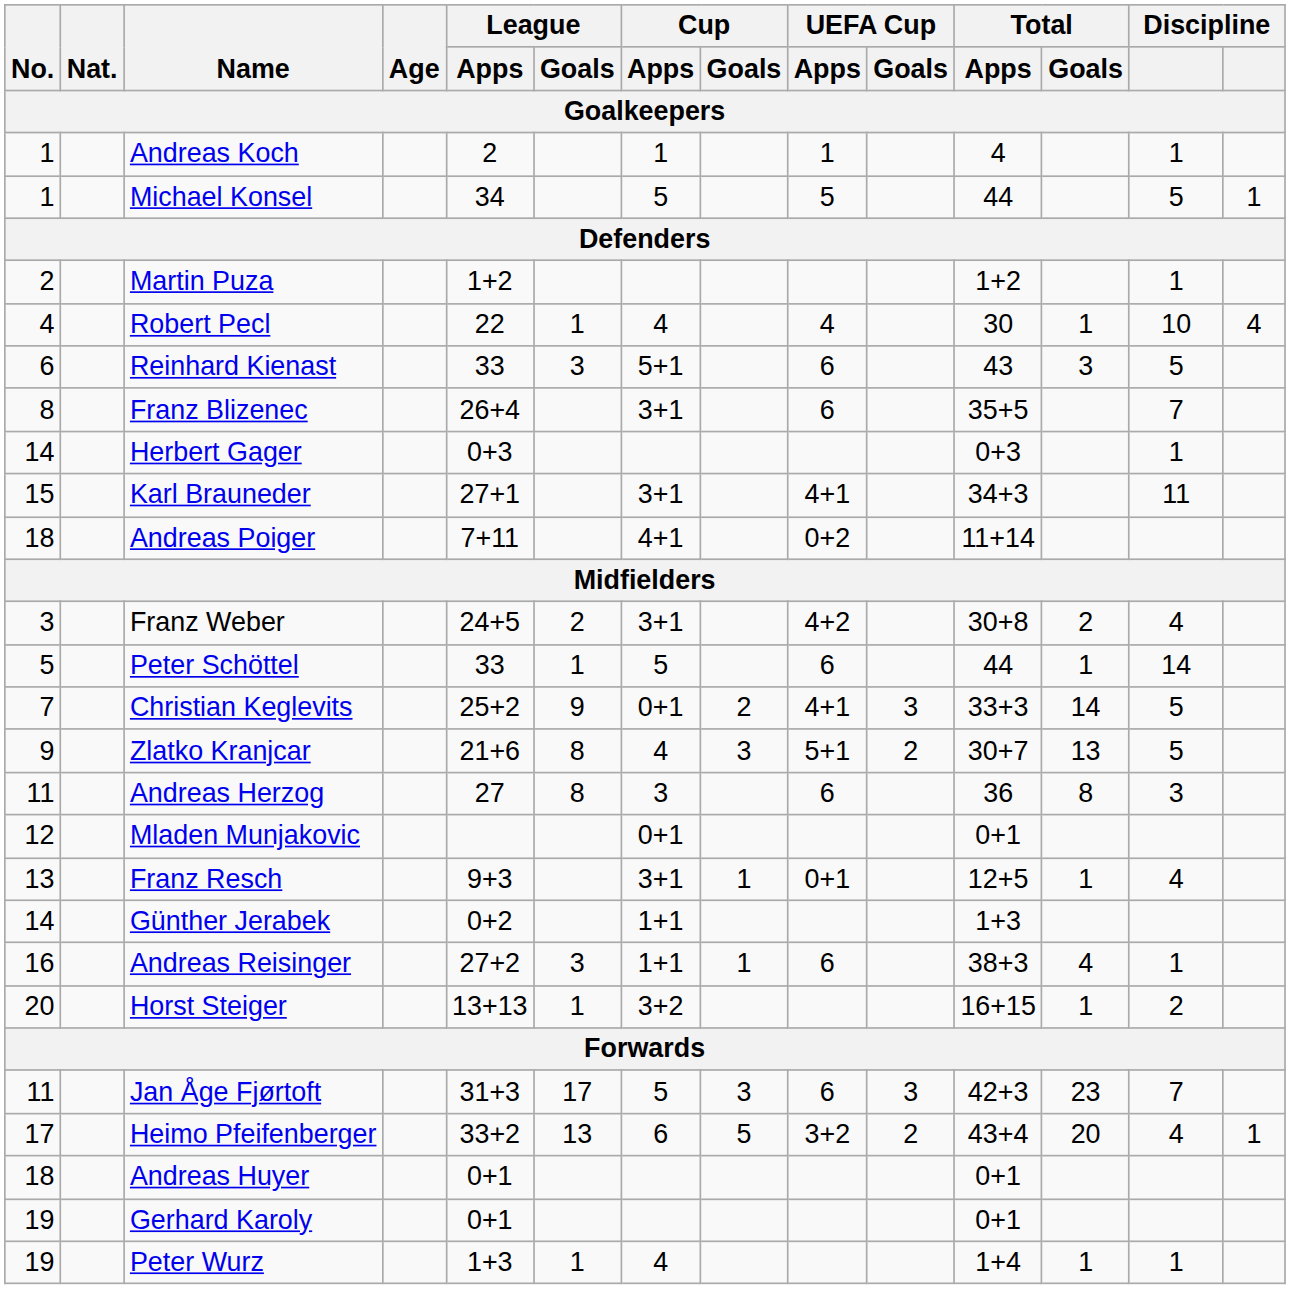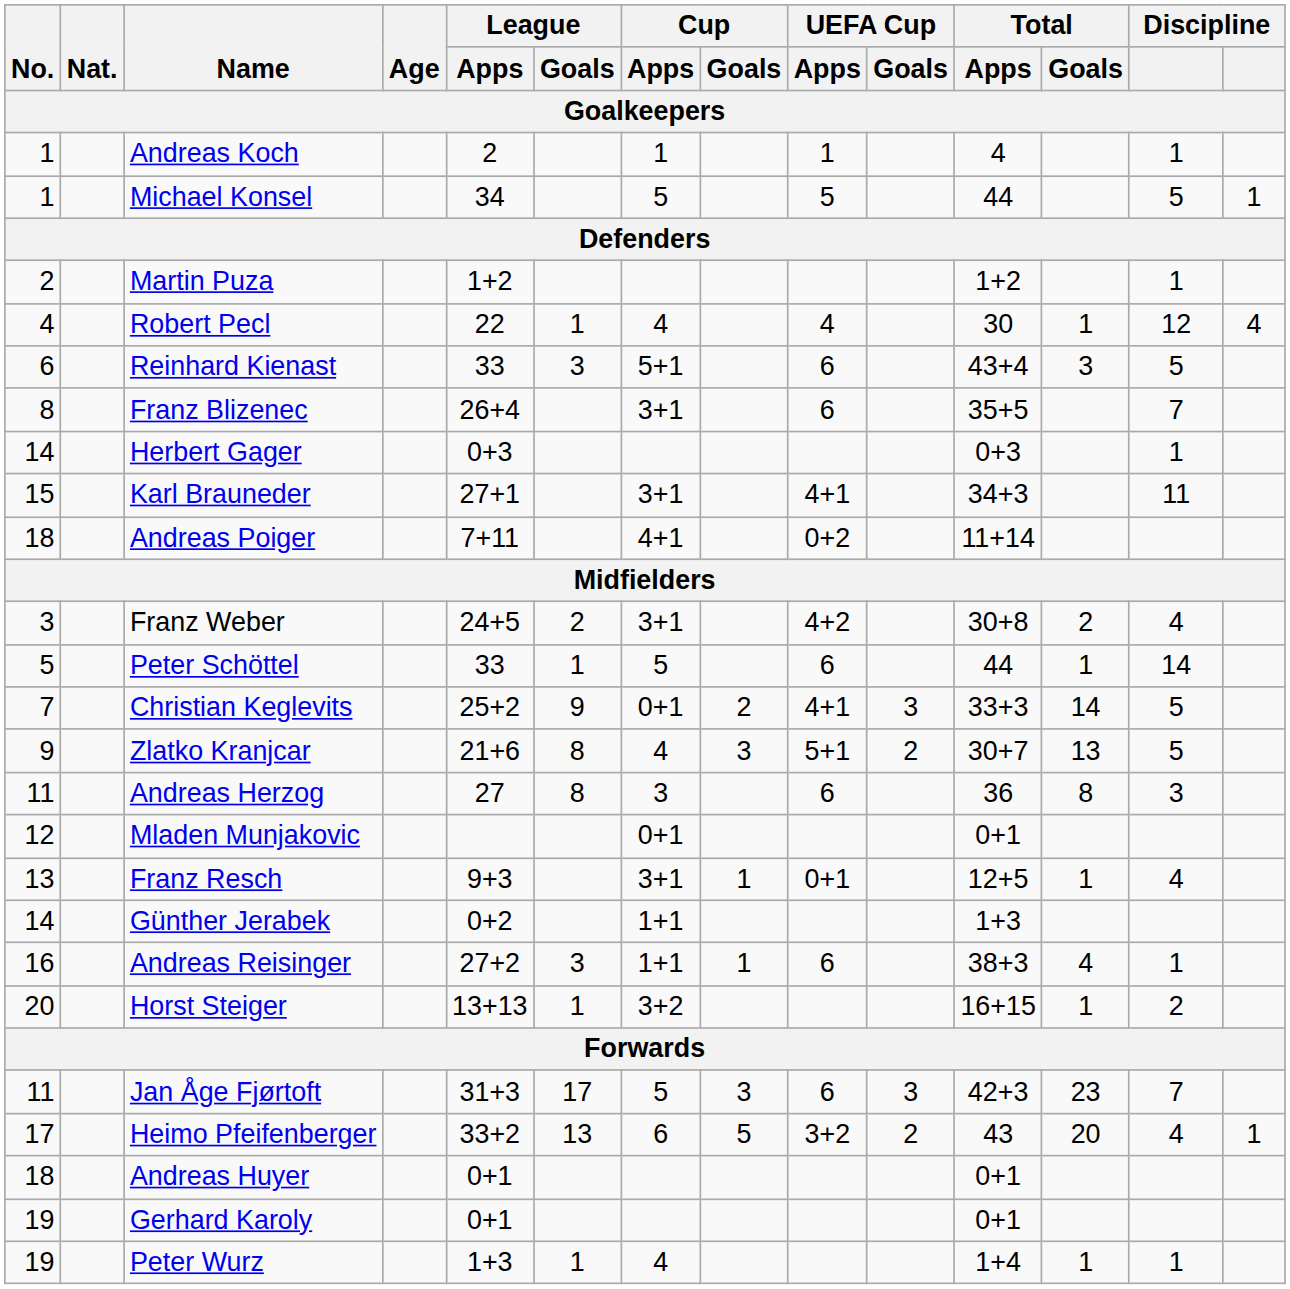(1176, 324) 10 -> (1176, 324) 12
(998, 366) 43 -> (998, 366) 43+4
(998, 1134) 43+4 -> (998, 1134) 43
